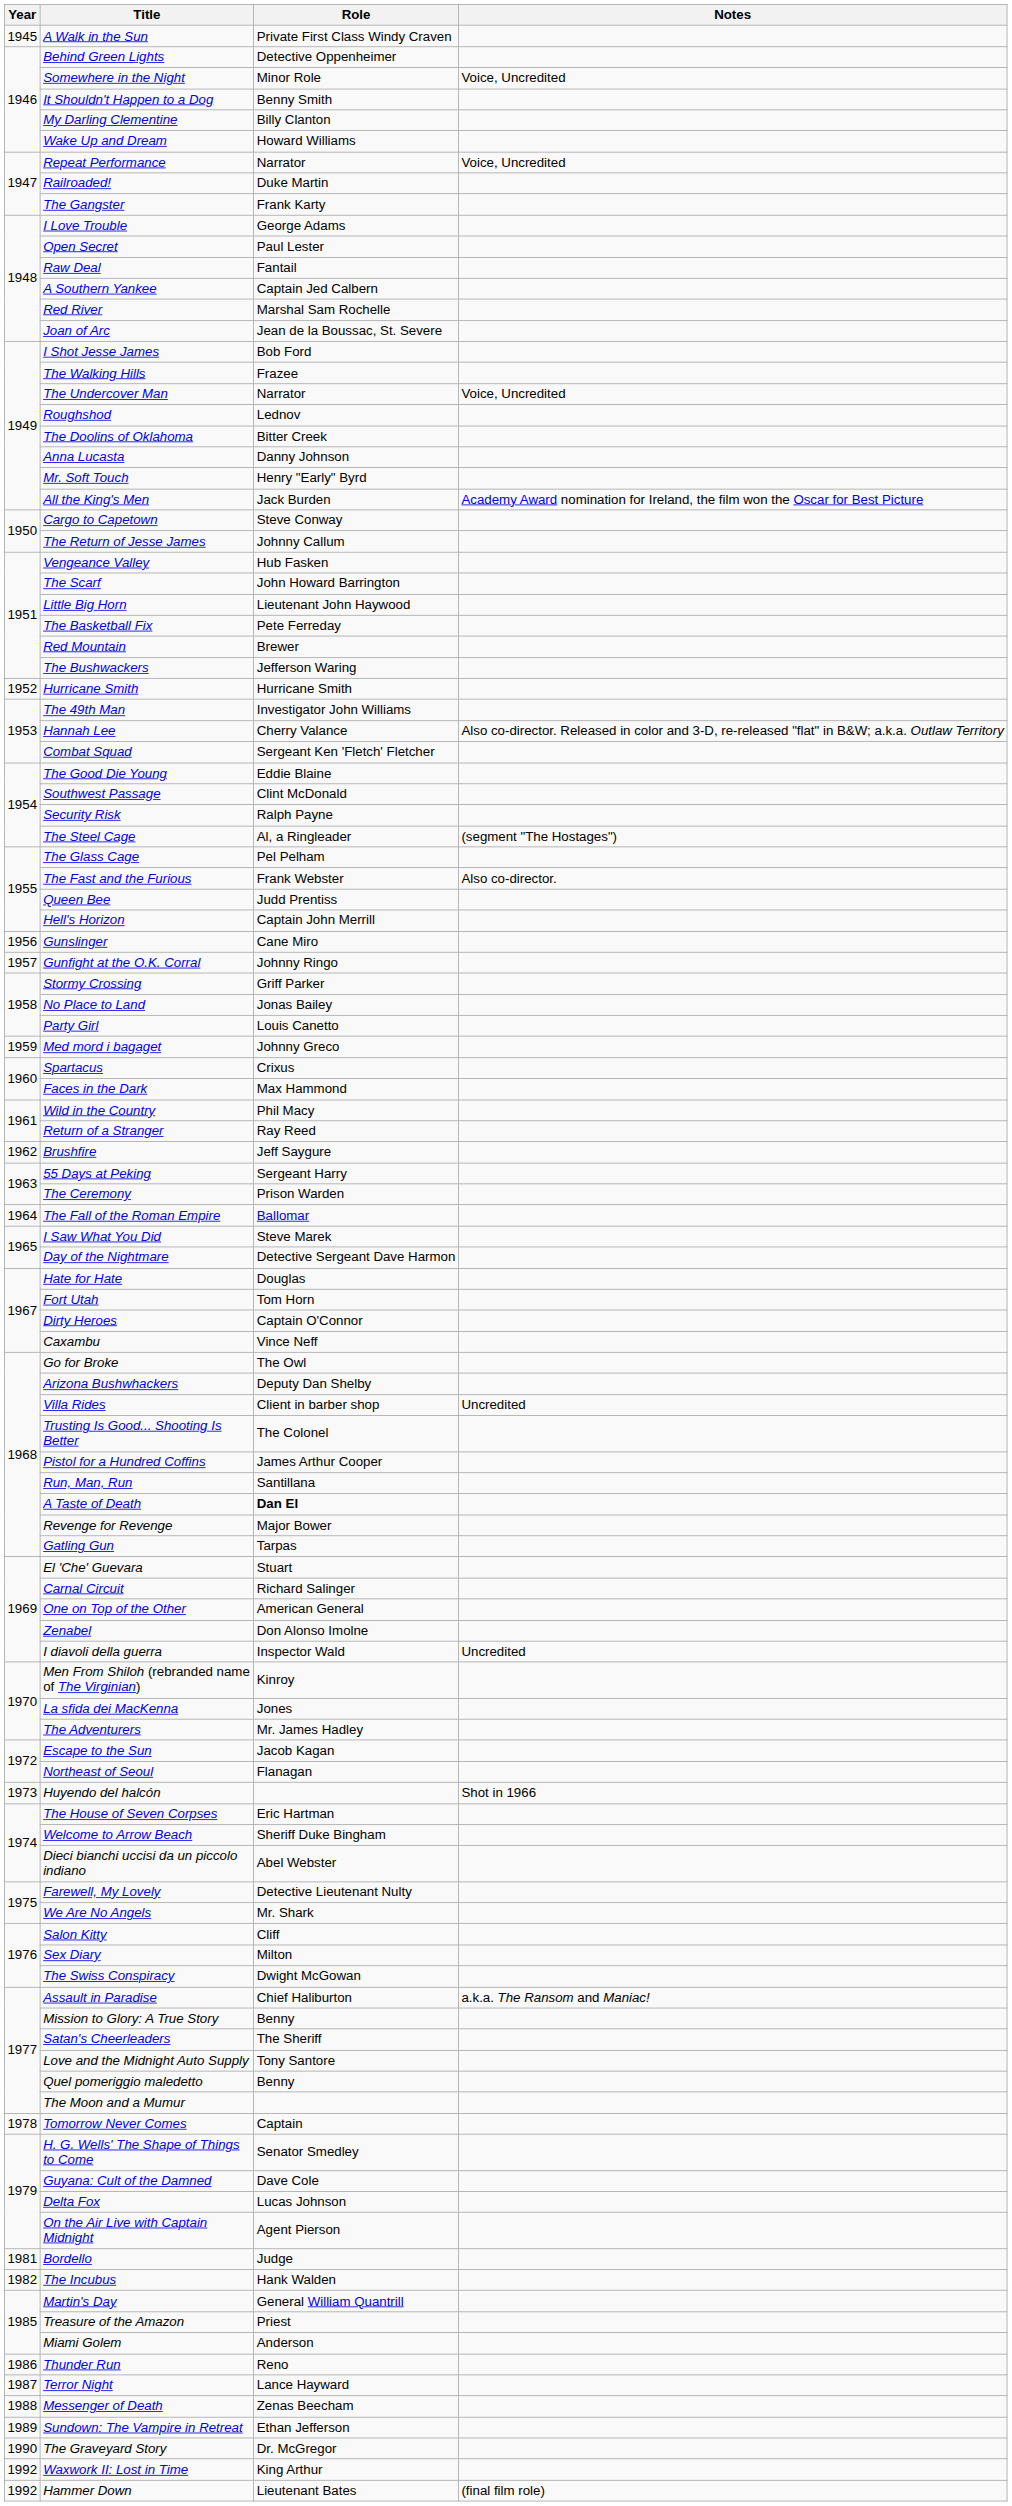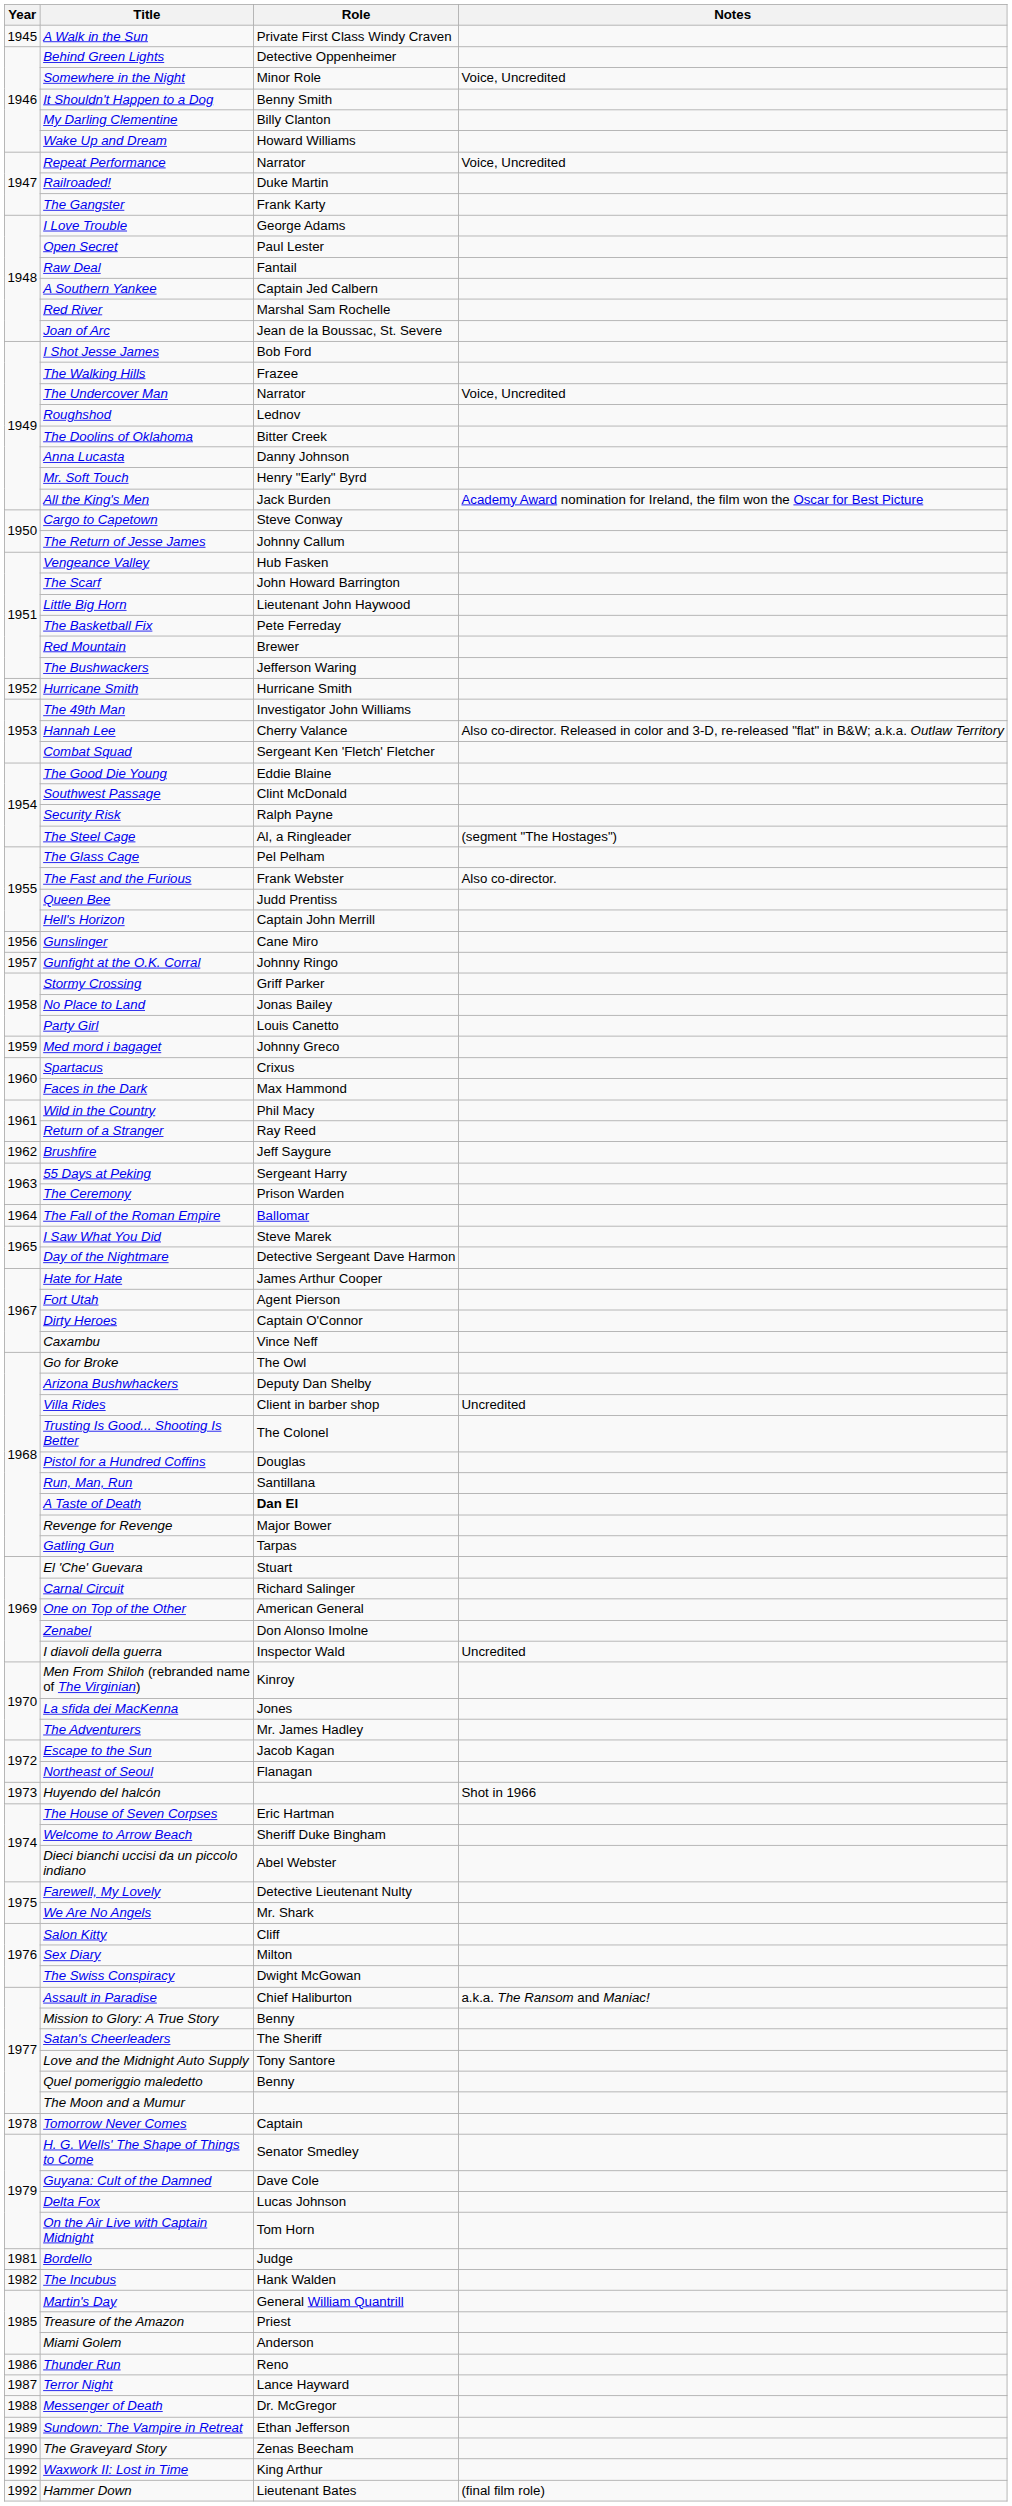(281, 1278) Douglas -> (320, 1278) James Arthur Cooper
(286, 1299) Tom Horn -> (298, 1299) Agent Pierson
(320, 1462) James Arthur Cooper -> (281, 1462) Douglas
(298, 2230) Agent Pierson -> (286, 2230) Tom Horn
(305, 2406) Zenas Beecham -> (297, 2406) Dr. McGregor
(297, 2448) Dr. McGregor -> (305, 2448) Zenas Beecham
